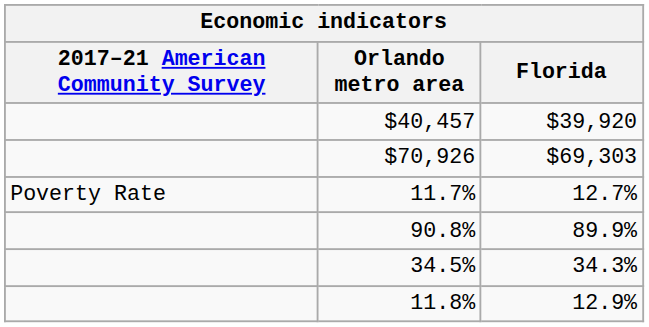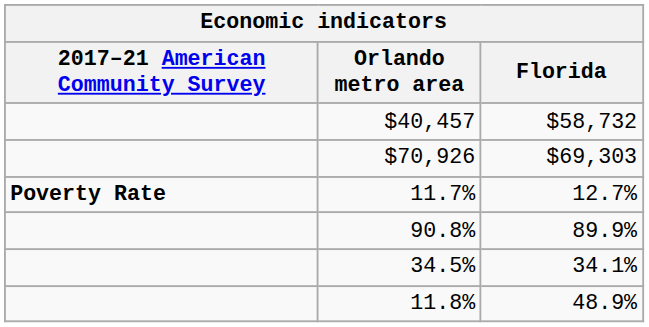(592, 121) $39,920 -> (592, 121) $58,732
(88, 194) normal -> (88, 194) bold
(605, 267) 34.3% -> (605, 267) 34.1%
(605, 303) 12.9% -> (605, 303) 48.9%
